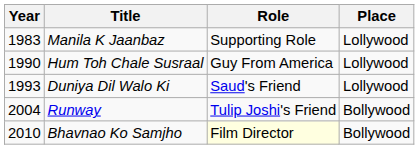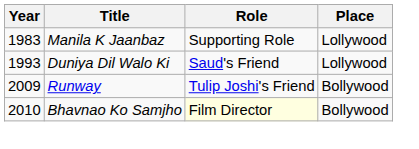- row: (125, 63)
(24, 110) 2004 -> (24, 86) 2009
